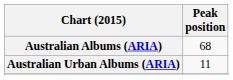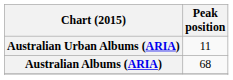rows swapped: (93, 45) <-> (93, 64)
